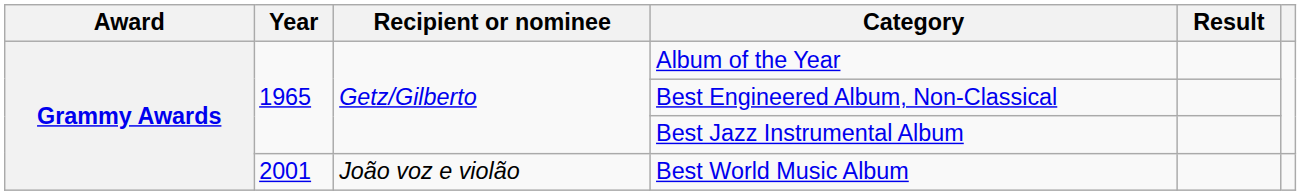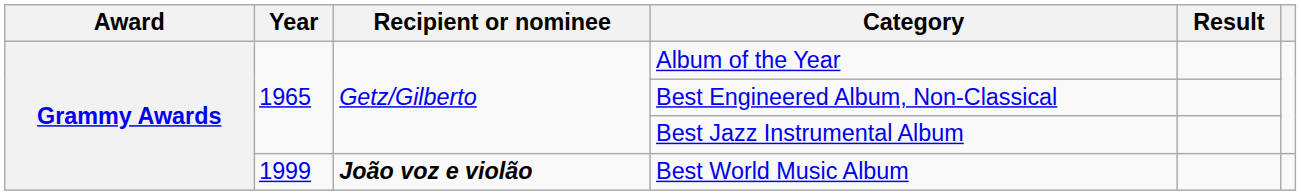(285, 171) 2001 -> (285, 171) 1999
(429, 171) normal -> (436, 171) bold
